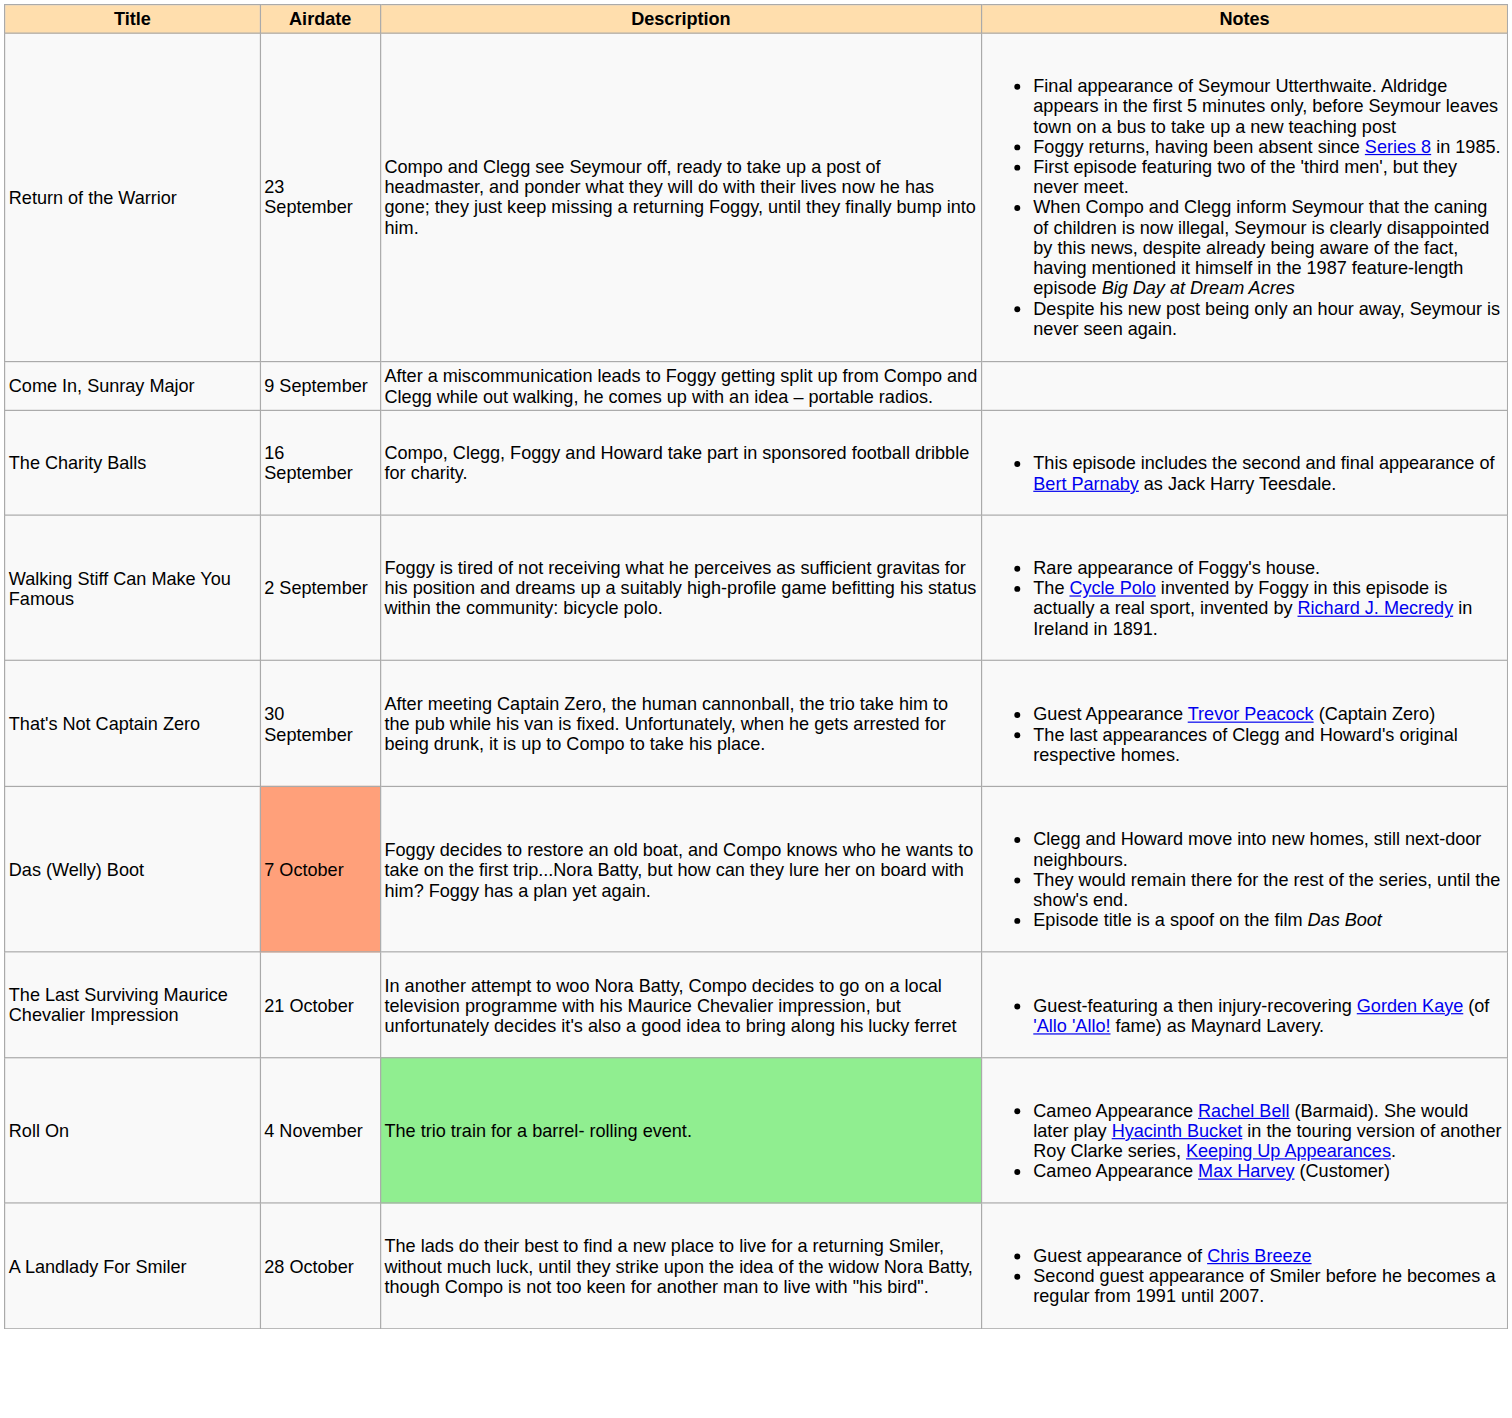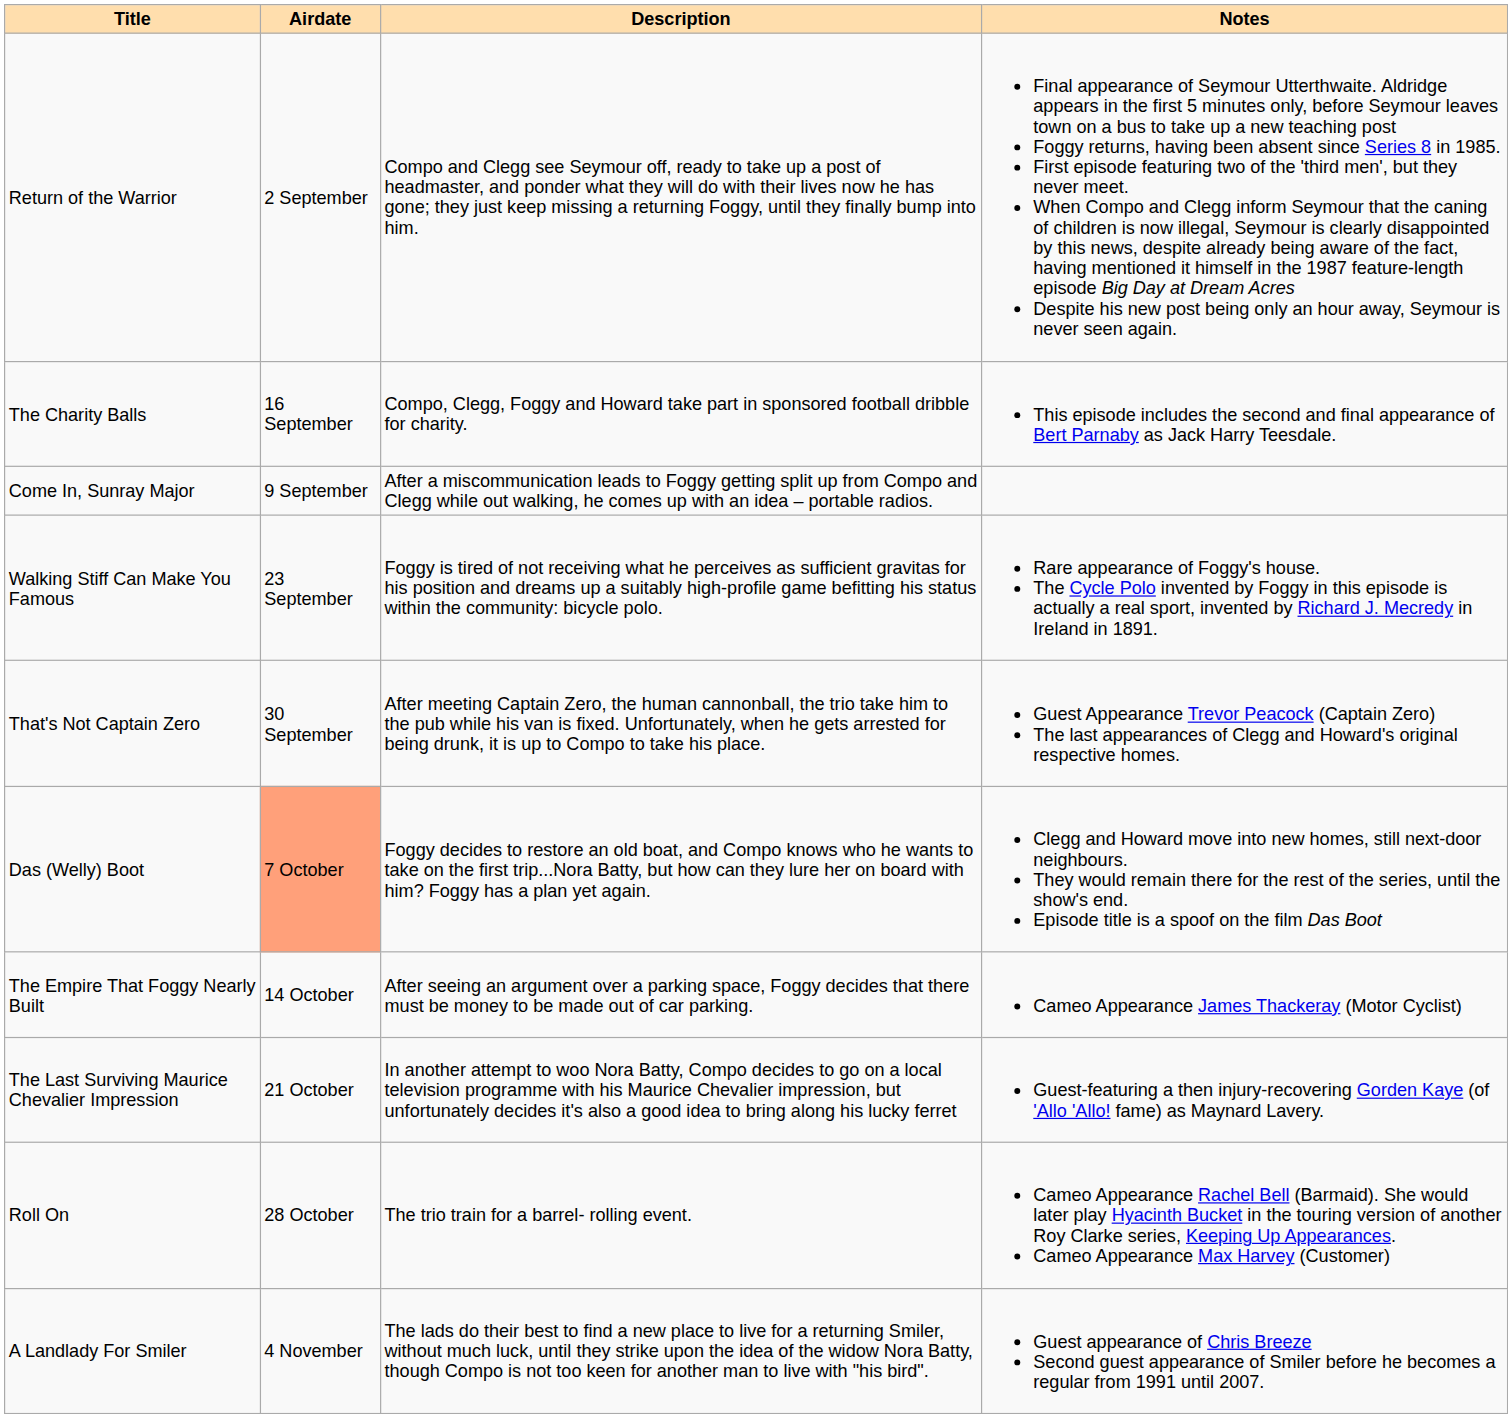(309, 197) 23 September -> (316, 197) 2 September
rows swapped: (102, 386) <-> (78, 463)
(316, 588) 2 September -> (309, 588) 23 September
+ row: (132, 995)
(314, 1130) 4 November -> (309, 1215) 28 October
(538, 1130) lightgreen background -> (538, 1215) no background
(309, 1266) 28 October -> (314, 1351) 4 November
